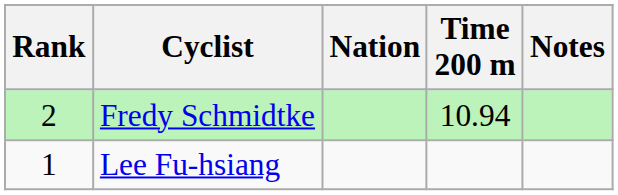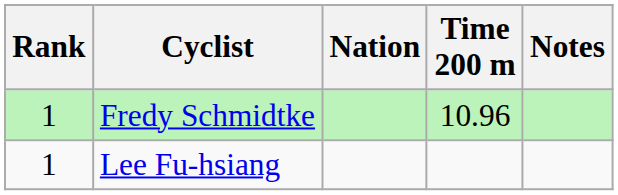(49, 114) 2 -> (49, 114) 1
(475, 114) 10.94 -> (475, 114) 10.96
